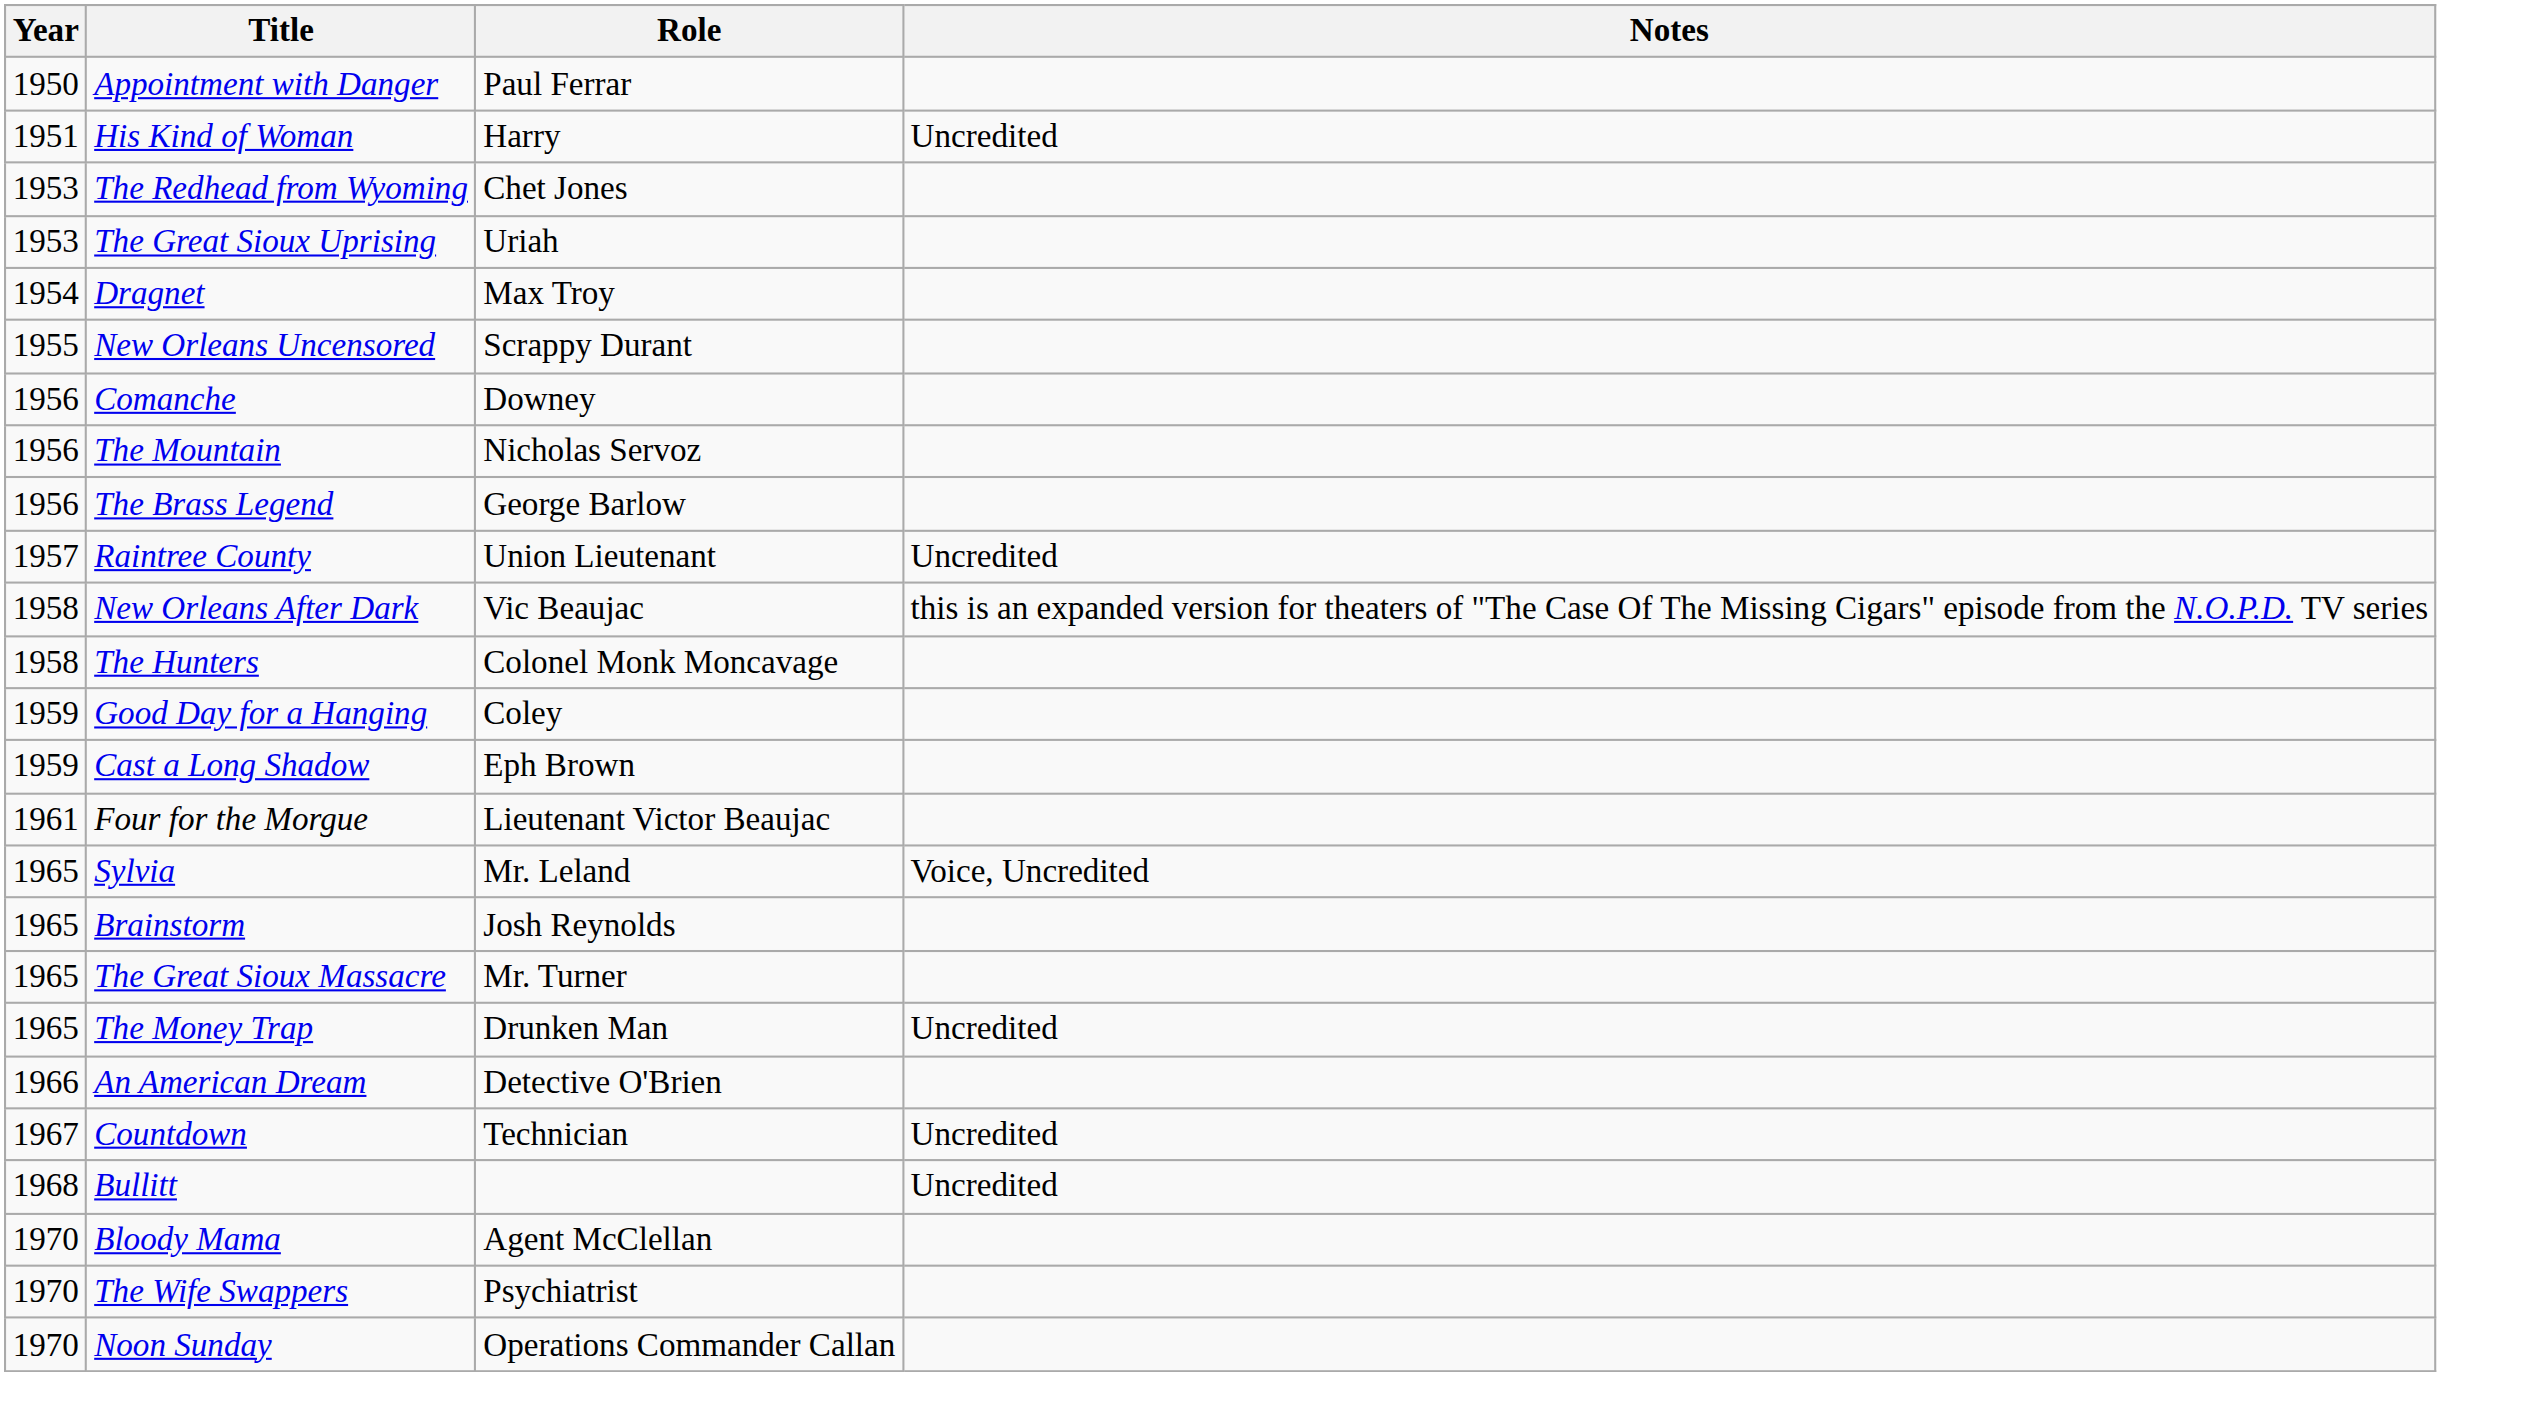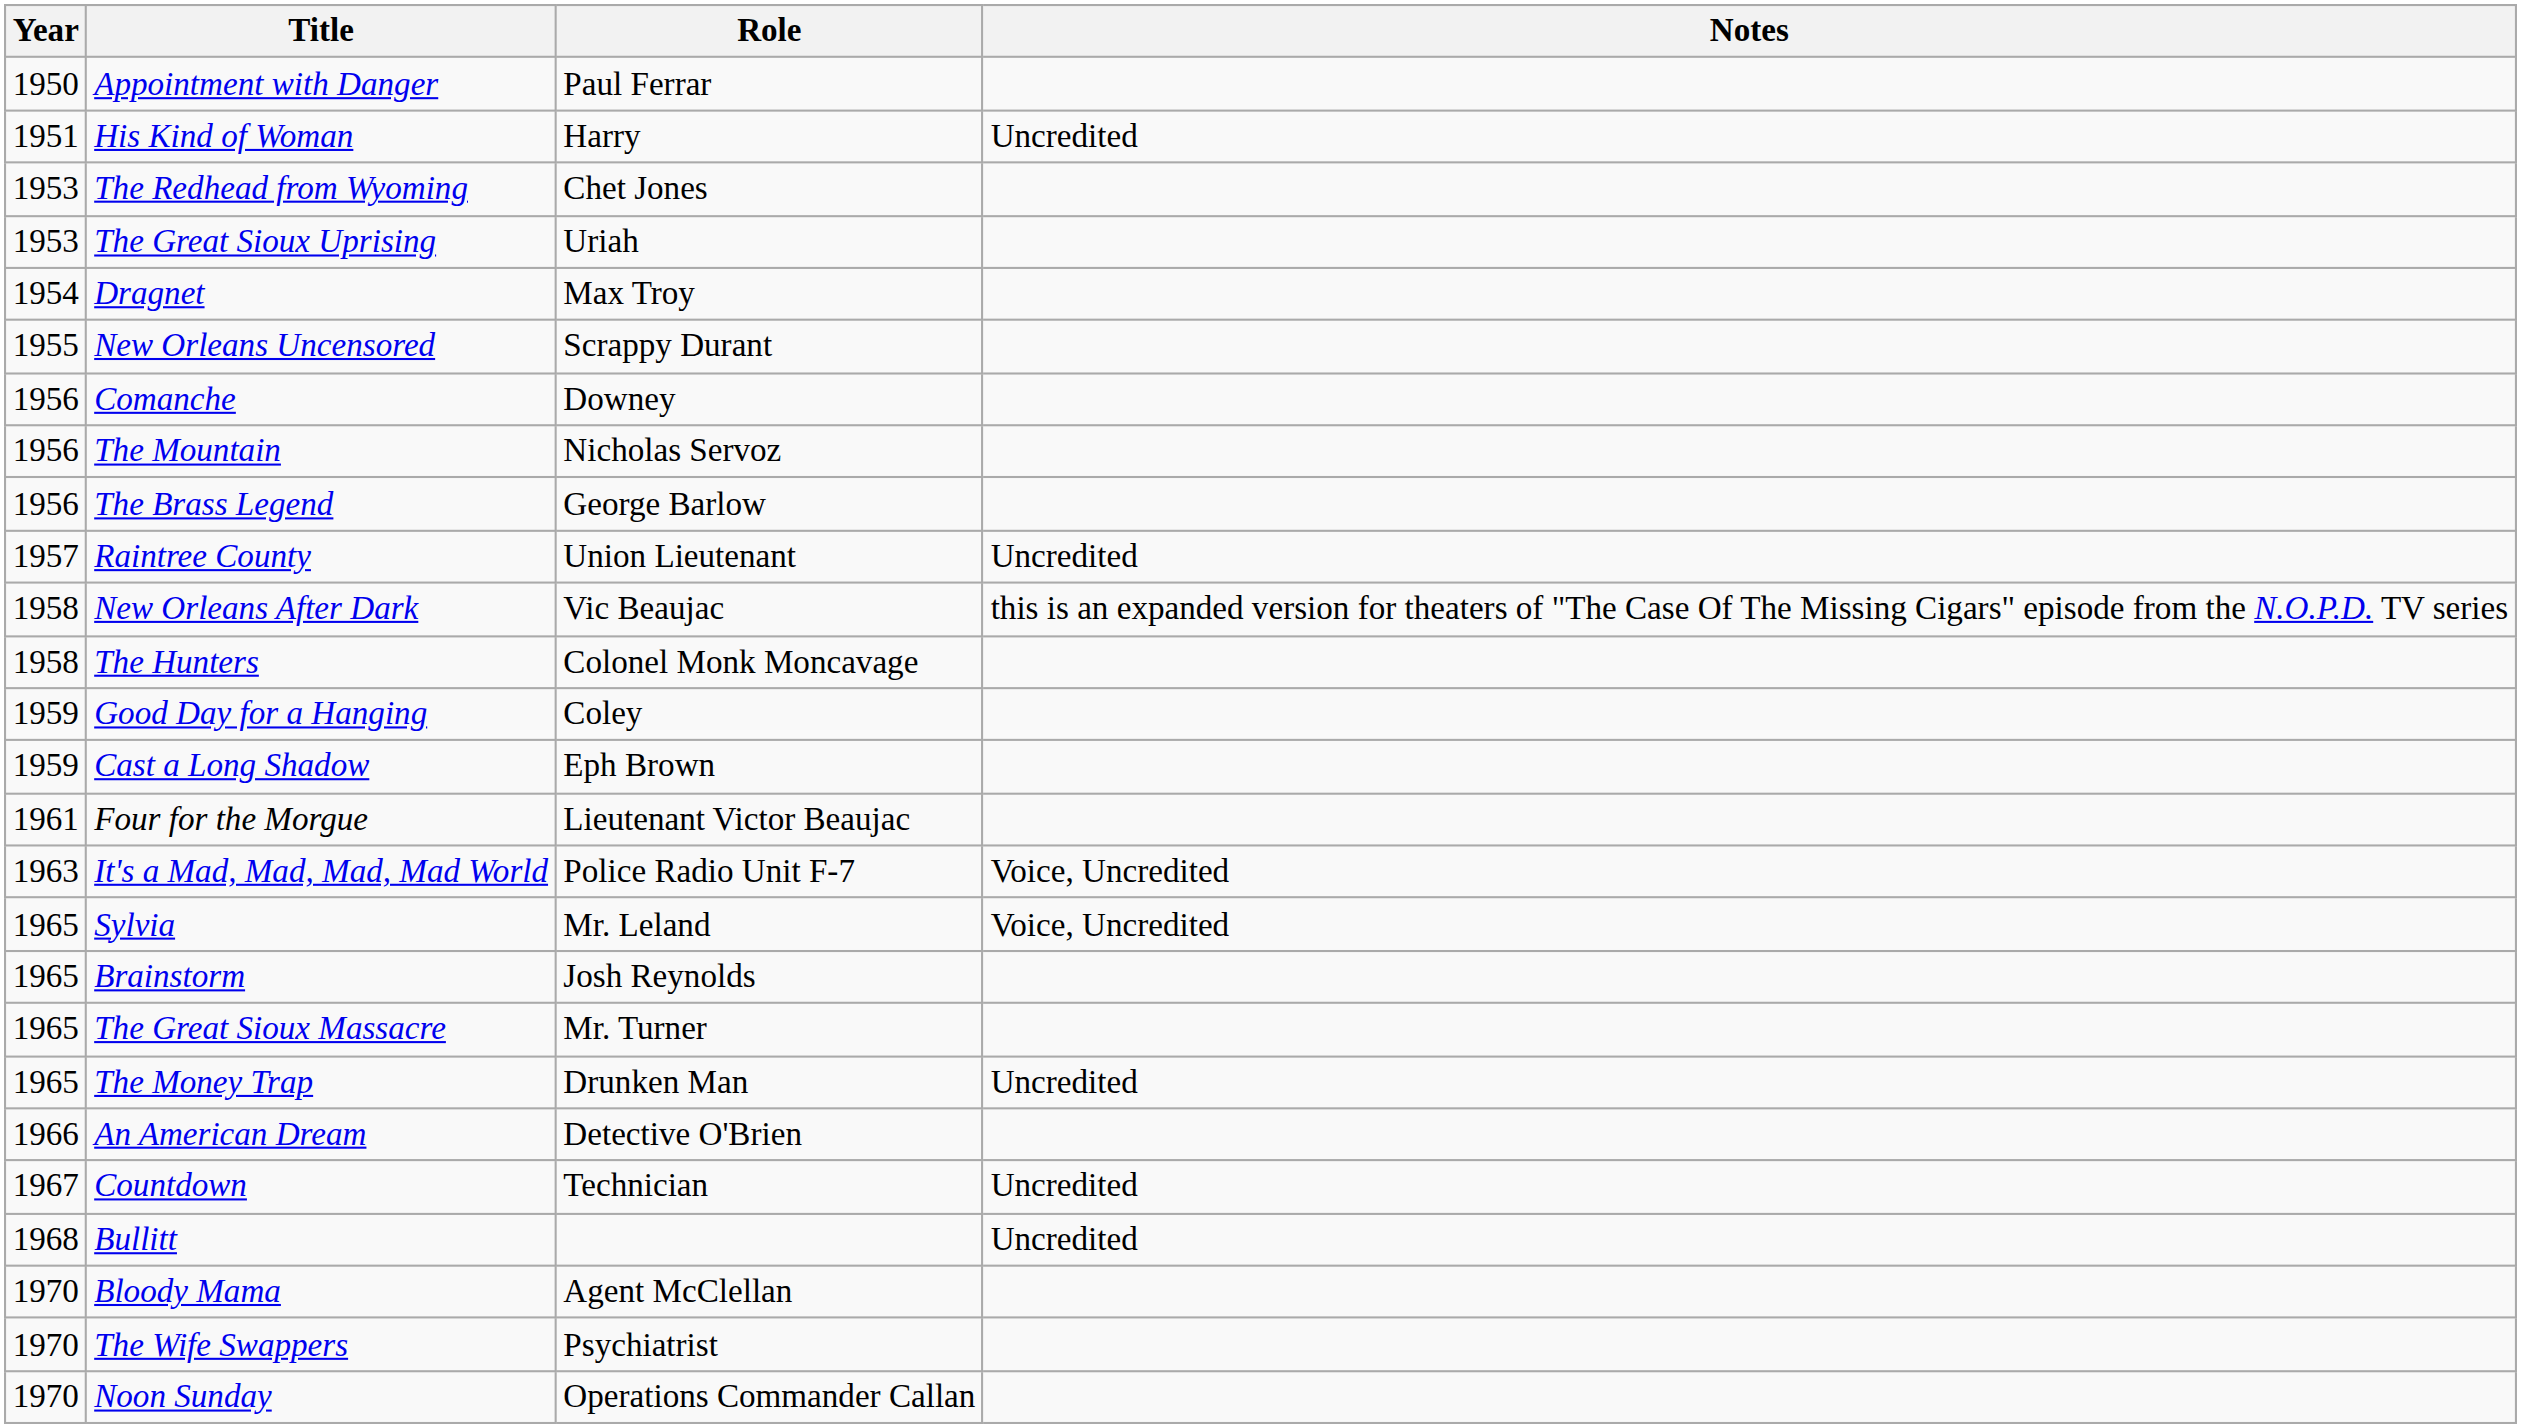+ row: (321, 871)
